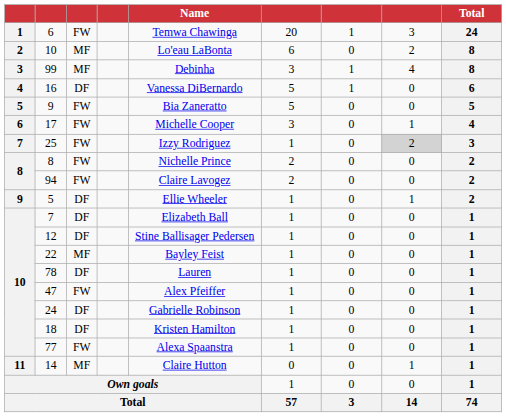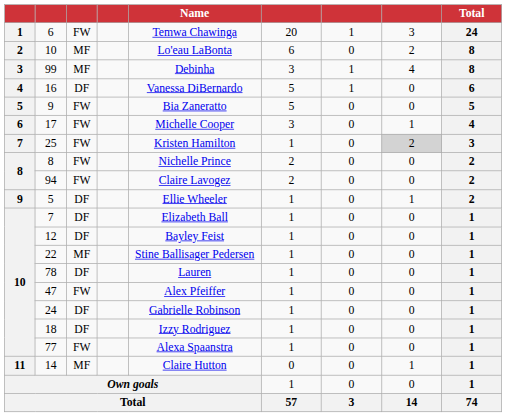(195, 143) Izzy Rodriguez -> (195, 143) Kristen Hamilton
(195, 236) Stine Ballisager Pedersen -> (195, 236) Bayley Feist
(195, 254) Bayley Feist -> (195, 254) Stine Ballisager Pedersen
(195, 328) Kristen Hamilton -> (195, 328) Izzy Rodriguez
